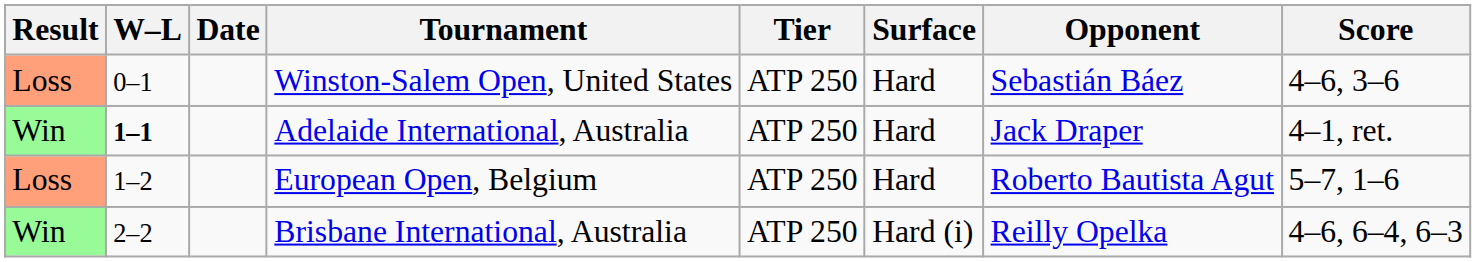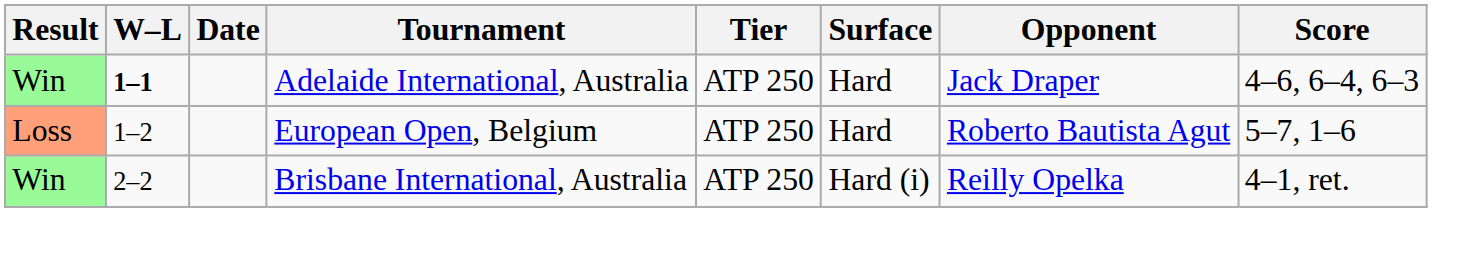- row: (503, 79)
(1341, 130) 4–1, ret. -> (1332, 79) 4–6, 6–4, 6–3
(1376, 230) 4–6, 6–4, 6–3 -> (1297, 180) 4–1, ret.
